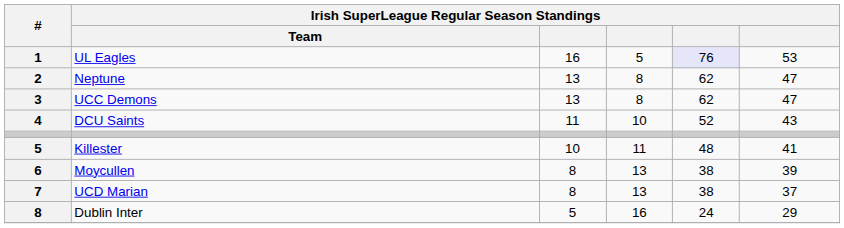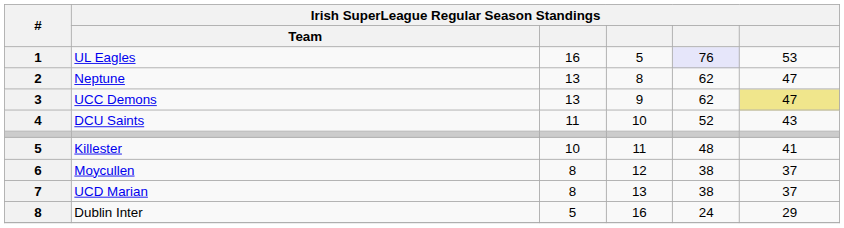(639, 100) 8 -> (639, 100) 9
(790, 100) no background -> (790, 100) khaki background
(639, 170) 13 -> (639, 170) 12
(790, 170) 39 -> (790, 170) 37
